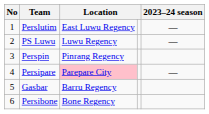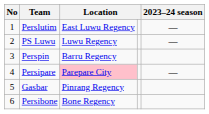(93, 57) Pinrang Regency -> (89, 57) Barru Regency
(89, 87) Barru Regency -> (93, 87) Pinrang Regency
